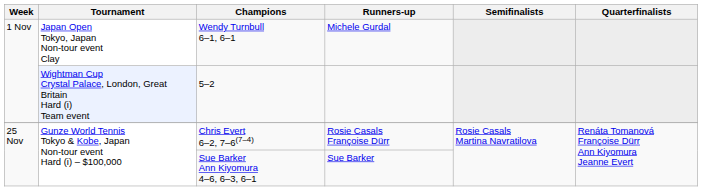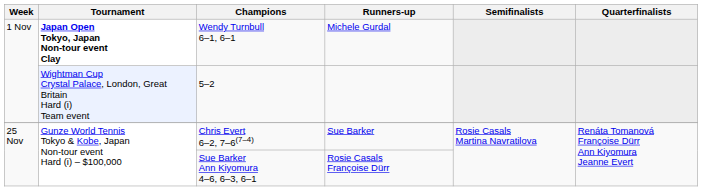(72, 43) normal -> (74, 43) bold
(358, 136) Rosie Casals Françoise Dürr -> (351, 130) Sue Barker
(351, 158) Sue Barker -> (358, 163) Rosie Casals Françoise Dürr
